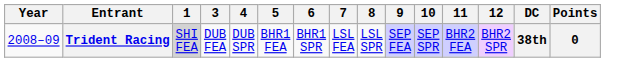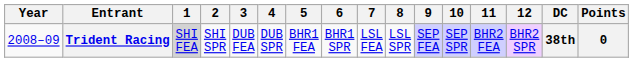+ column: (215, 14)
